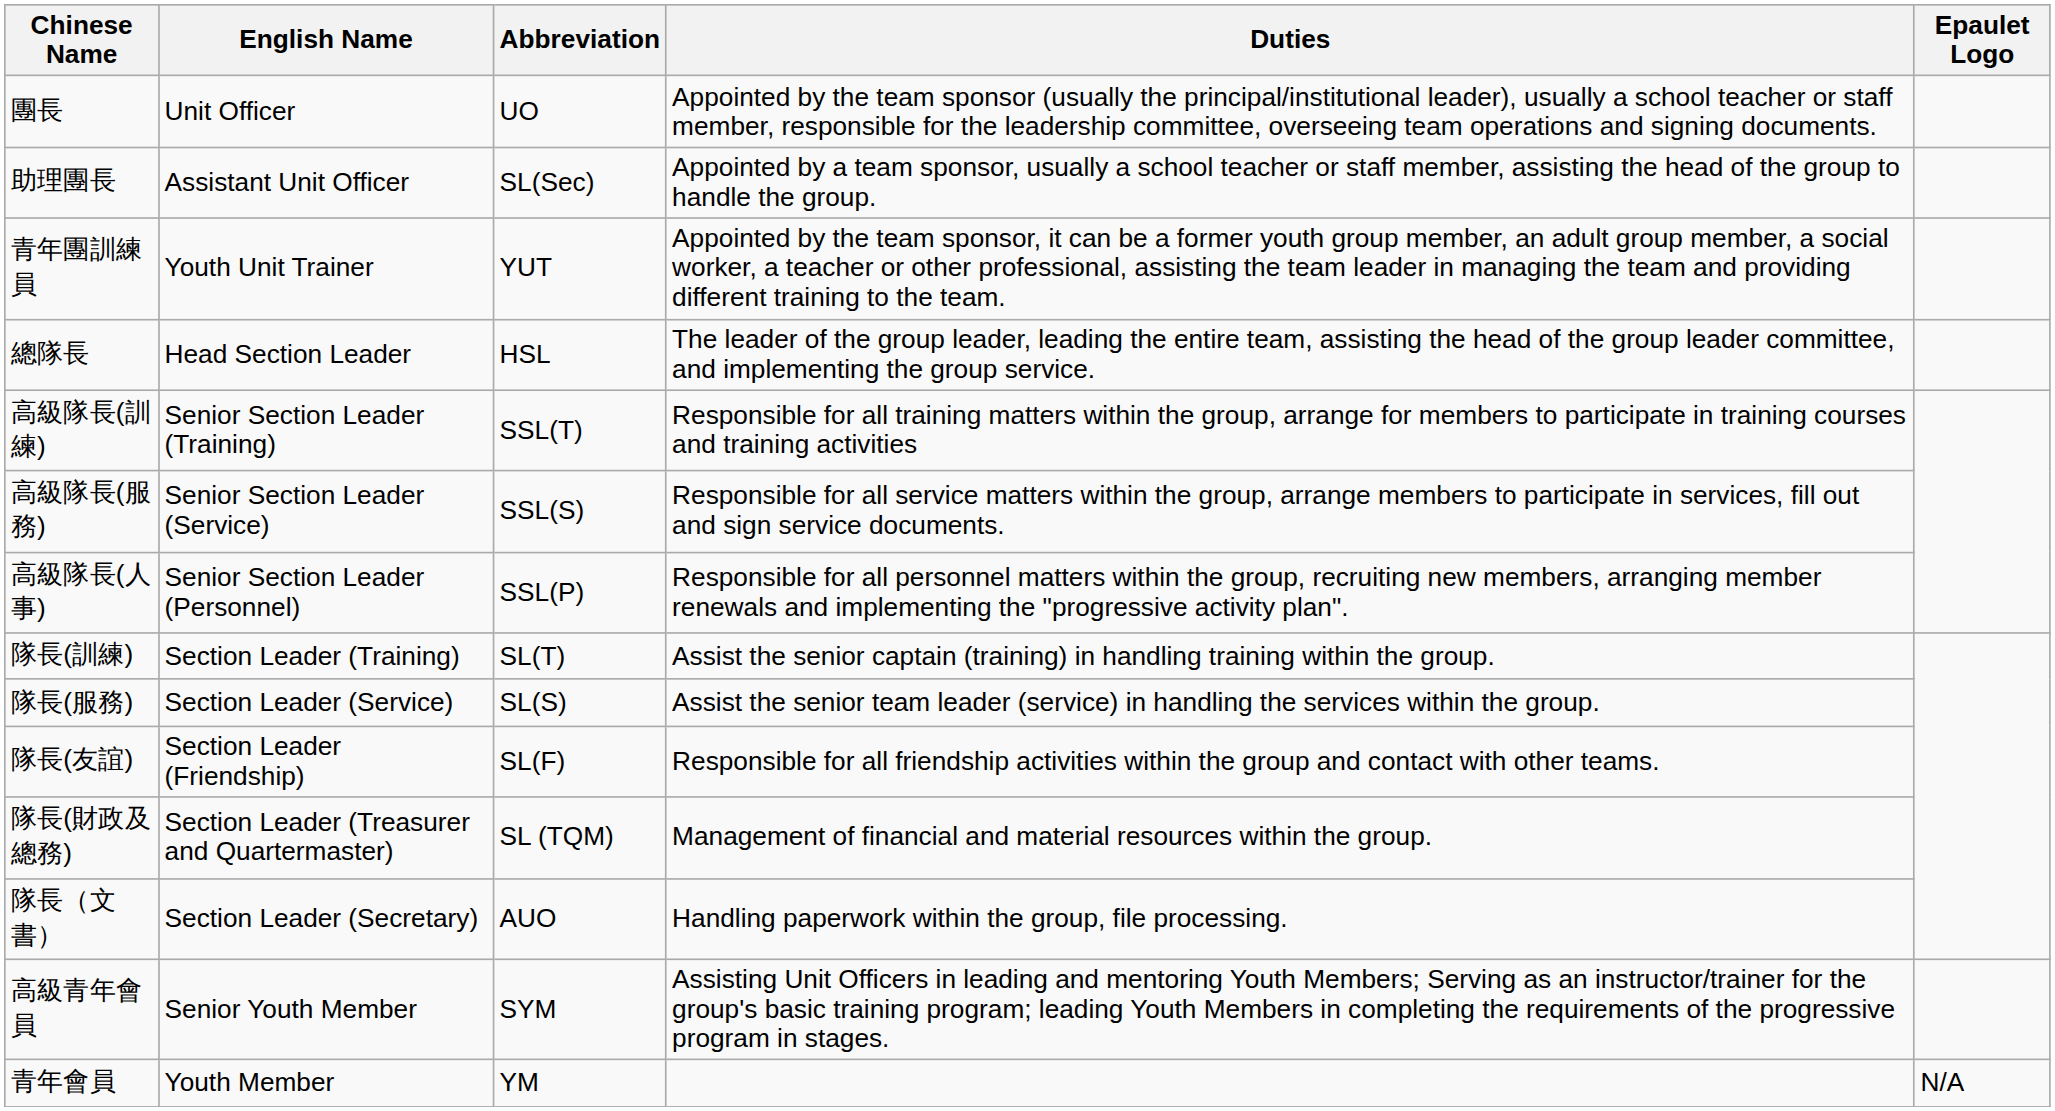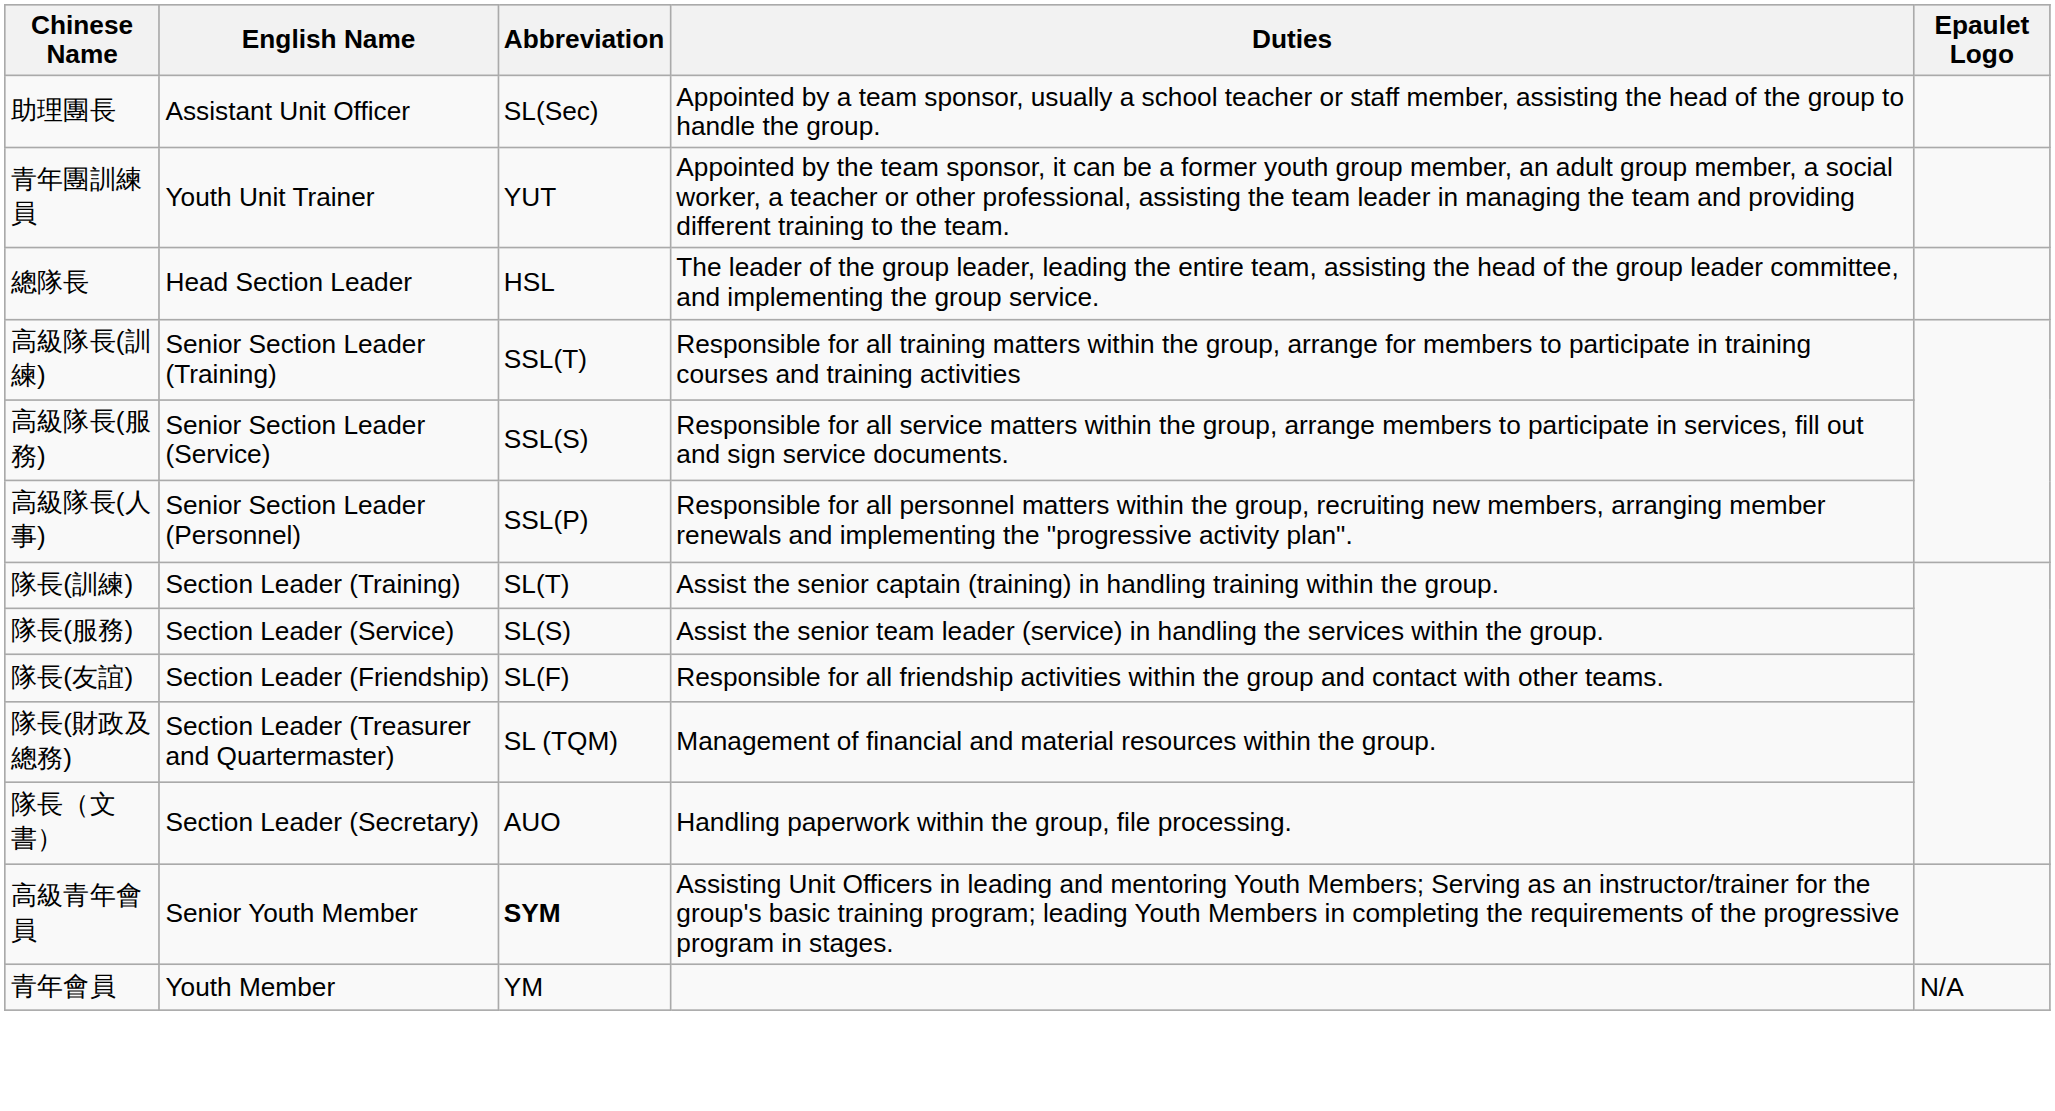- row: (37, 110)
(528, 1009) normal -> (532, 913) bold
